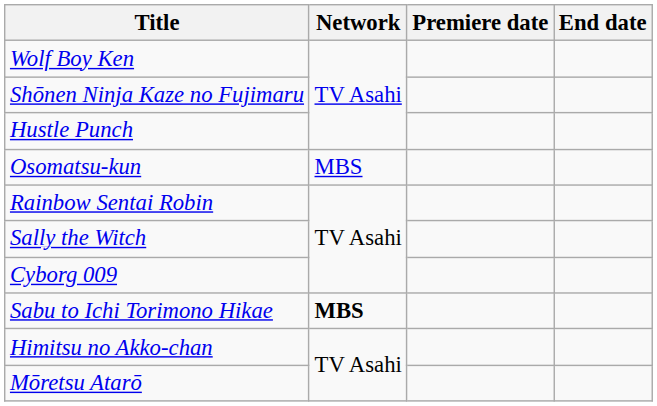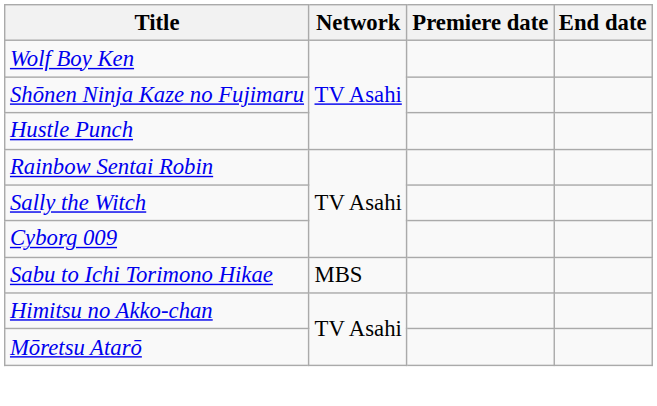- row: (76, 166)
(339, 310) bold -> (339, 274) normal
